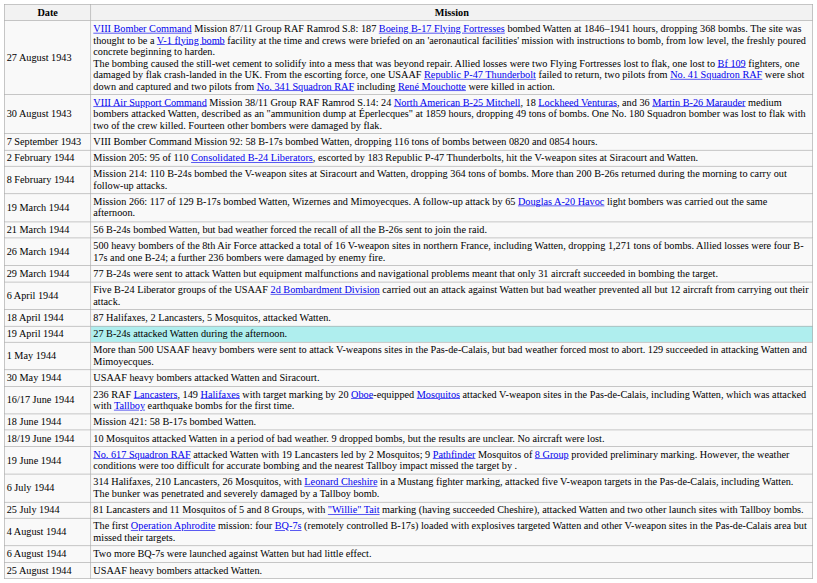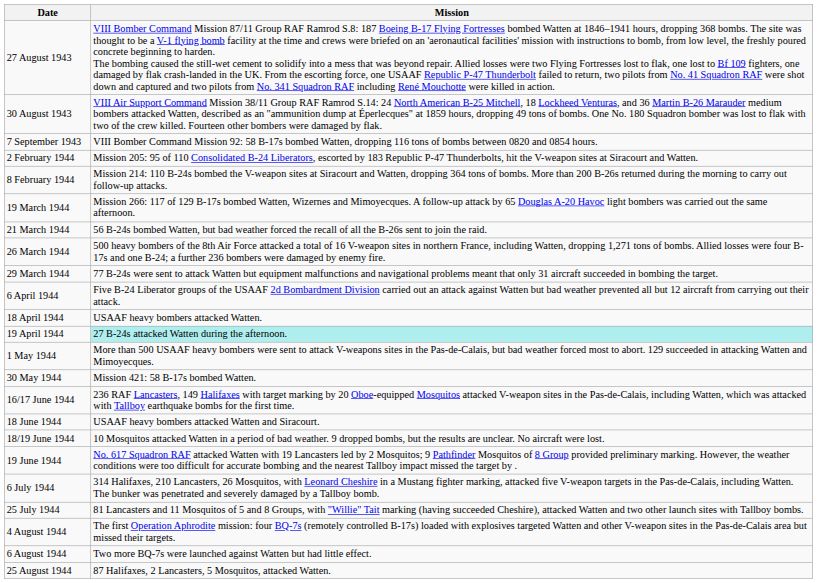(212, 317) 87 Halifaxes, 2 Lancasters, 5 Mosquitos, attacked Watten. -> (178, 317) USAAF heavy bombers attacked Watten.
(206, 378) USAAF heavy bombers attacked Watten and Siracourt. -> (175, 378) Mission 421: 58 B-17s bombed Watten.
(175, 422) Mission 421: 58 B-17s bombed Watten. -> (206, 422) USAAF heavy bombers attacked Watten and Siracourt.
(178, 570) USAAF heavy bombers attacked Watten. -> (212, 570) 87 Halifaxes, 2 Lancasters, 5 Mosquitos, attacked Watten.
